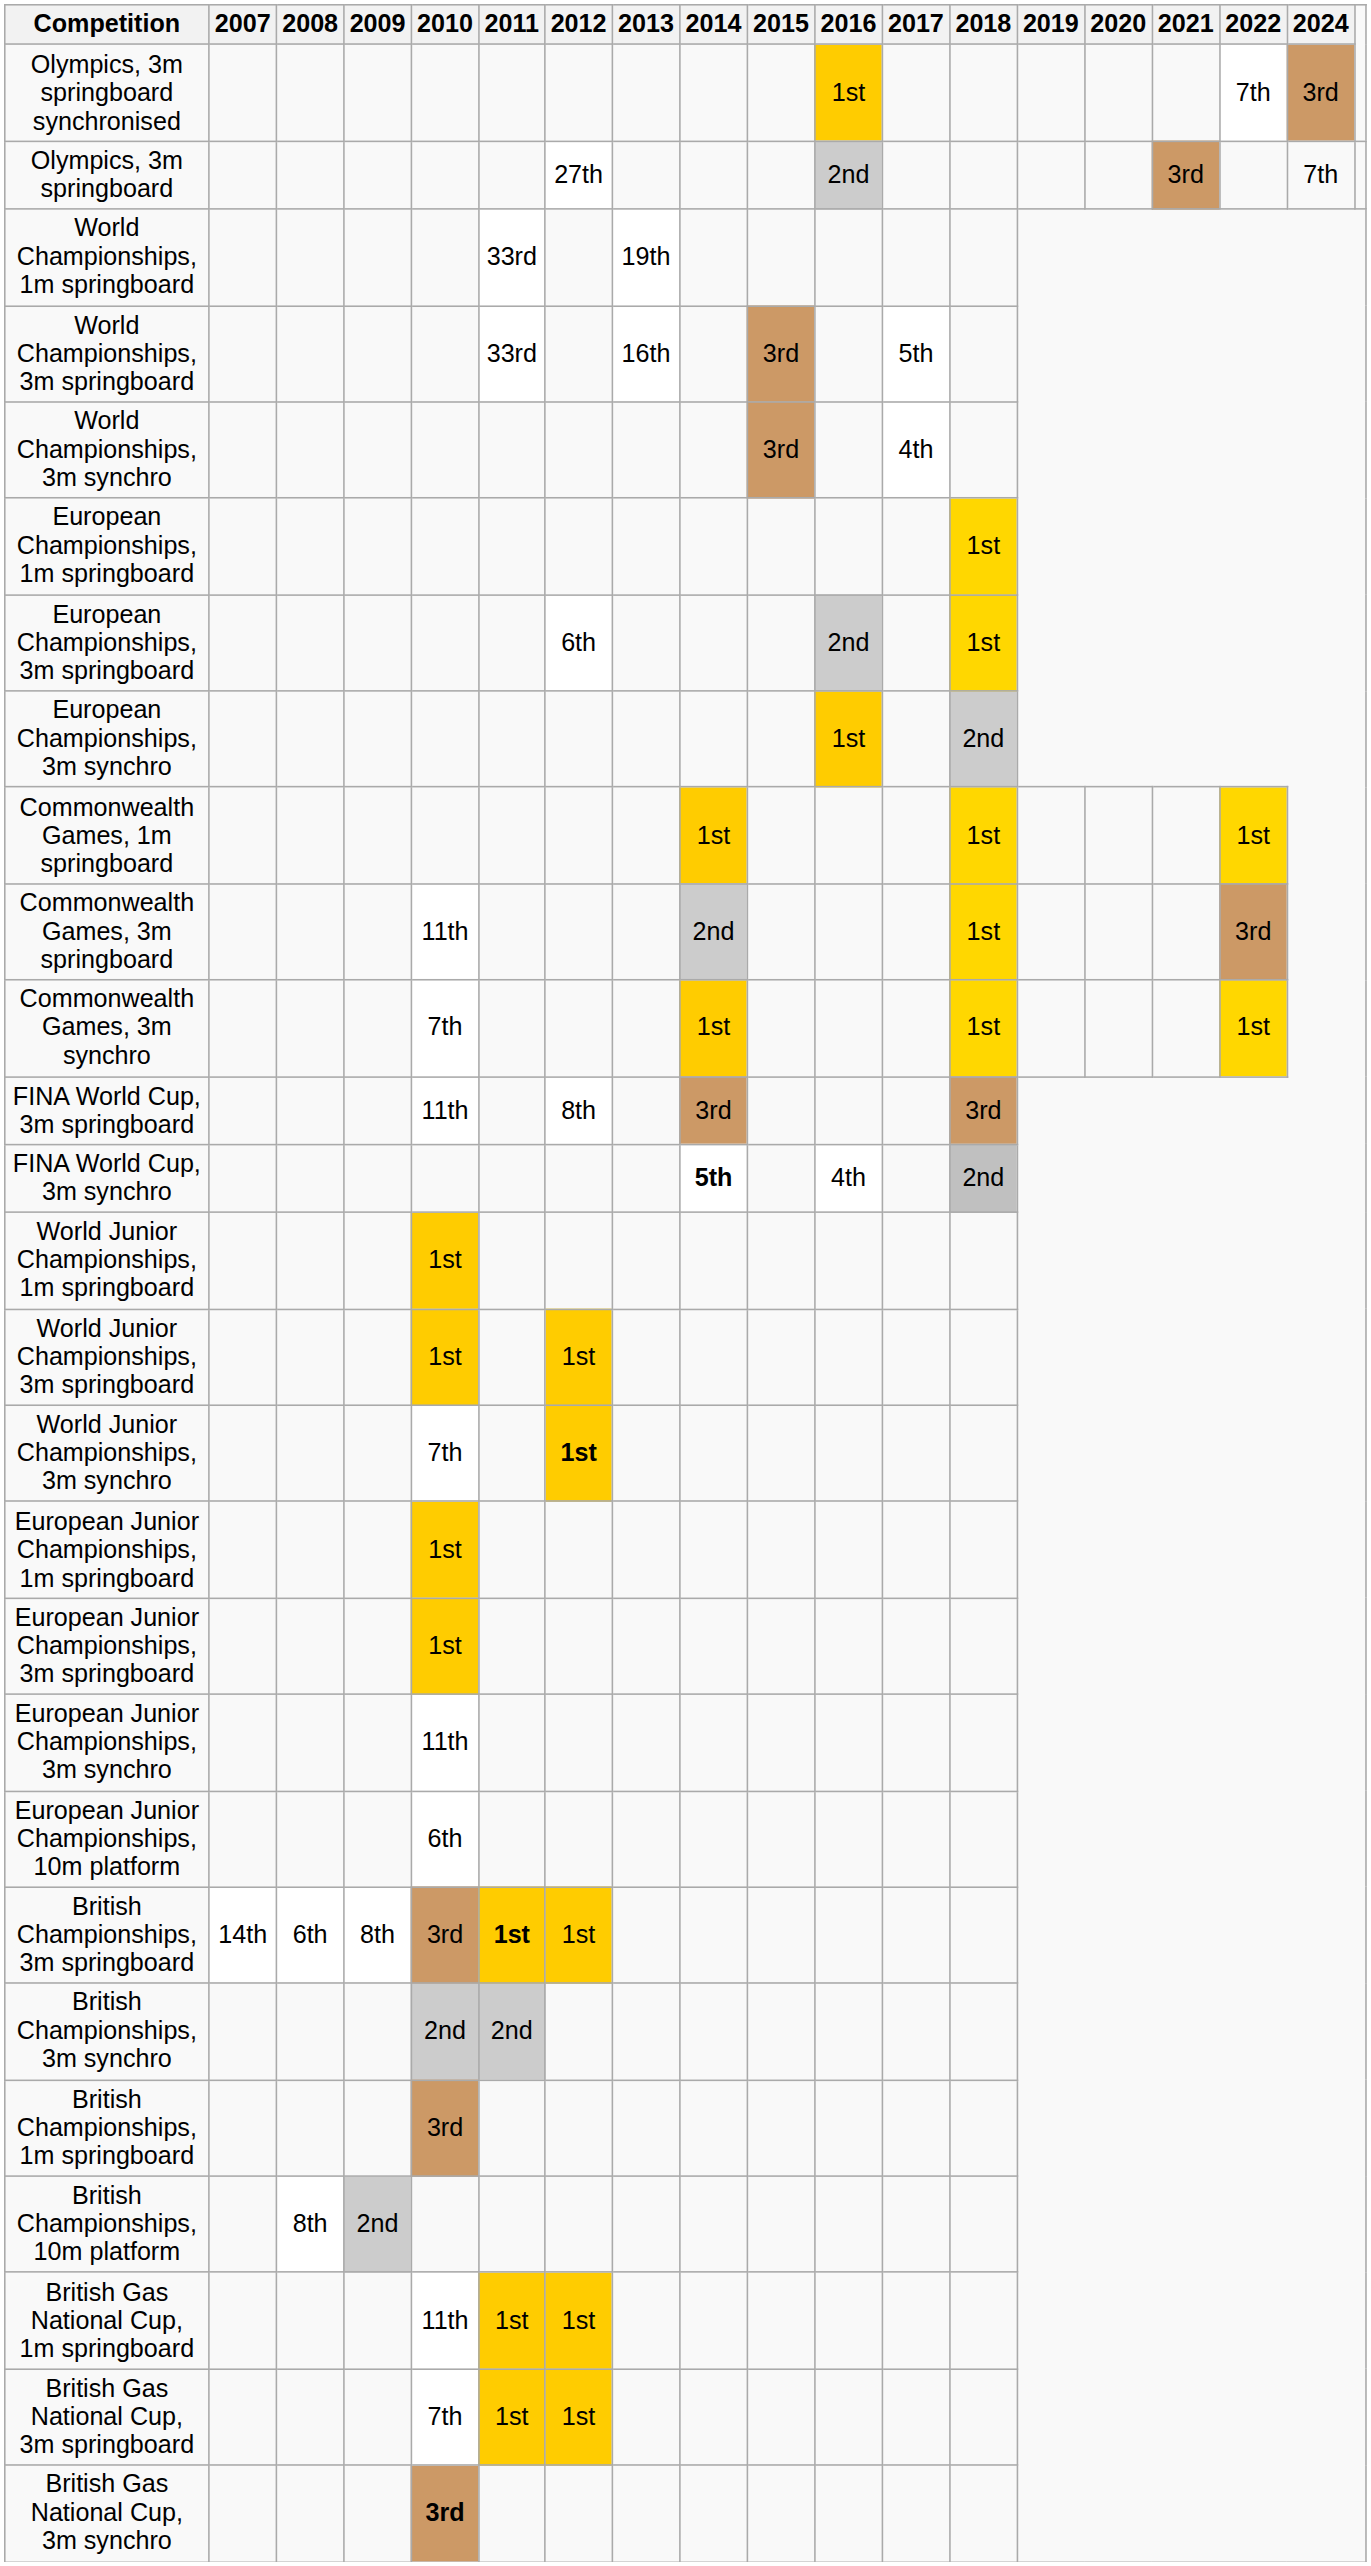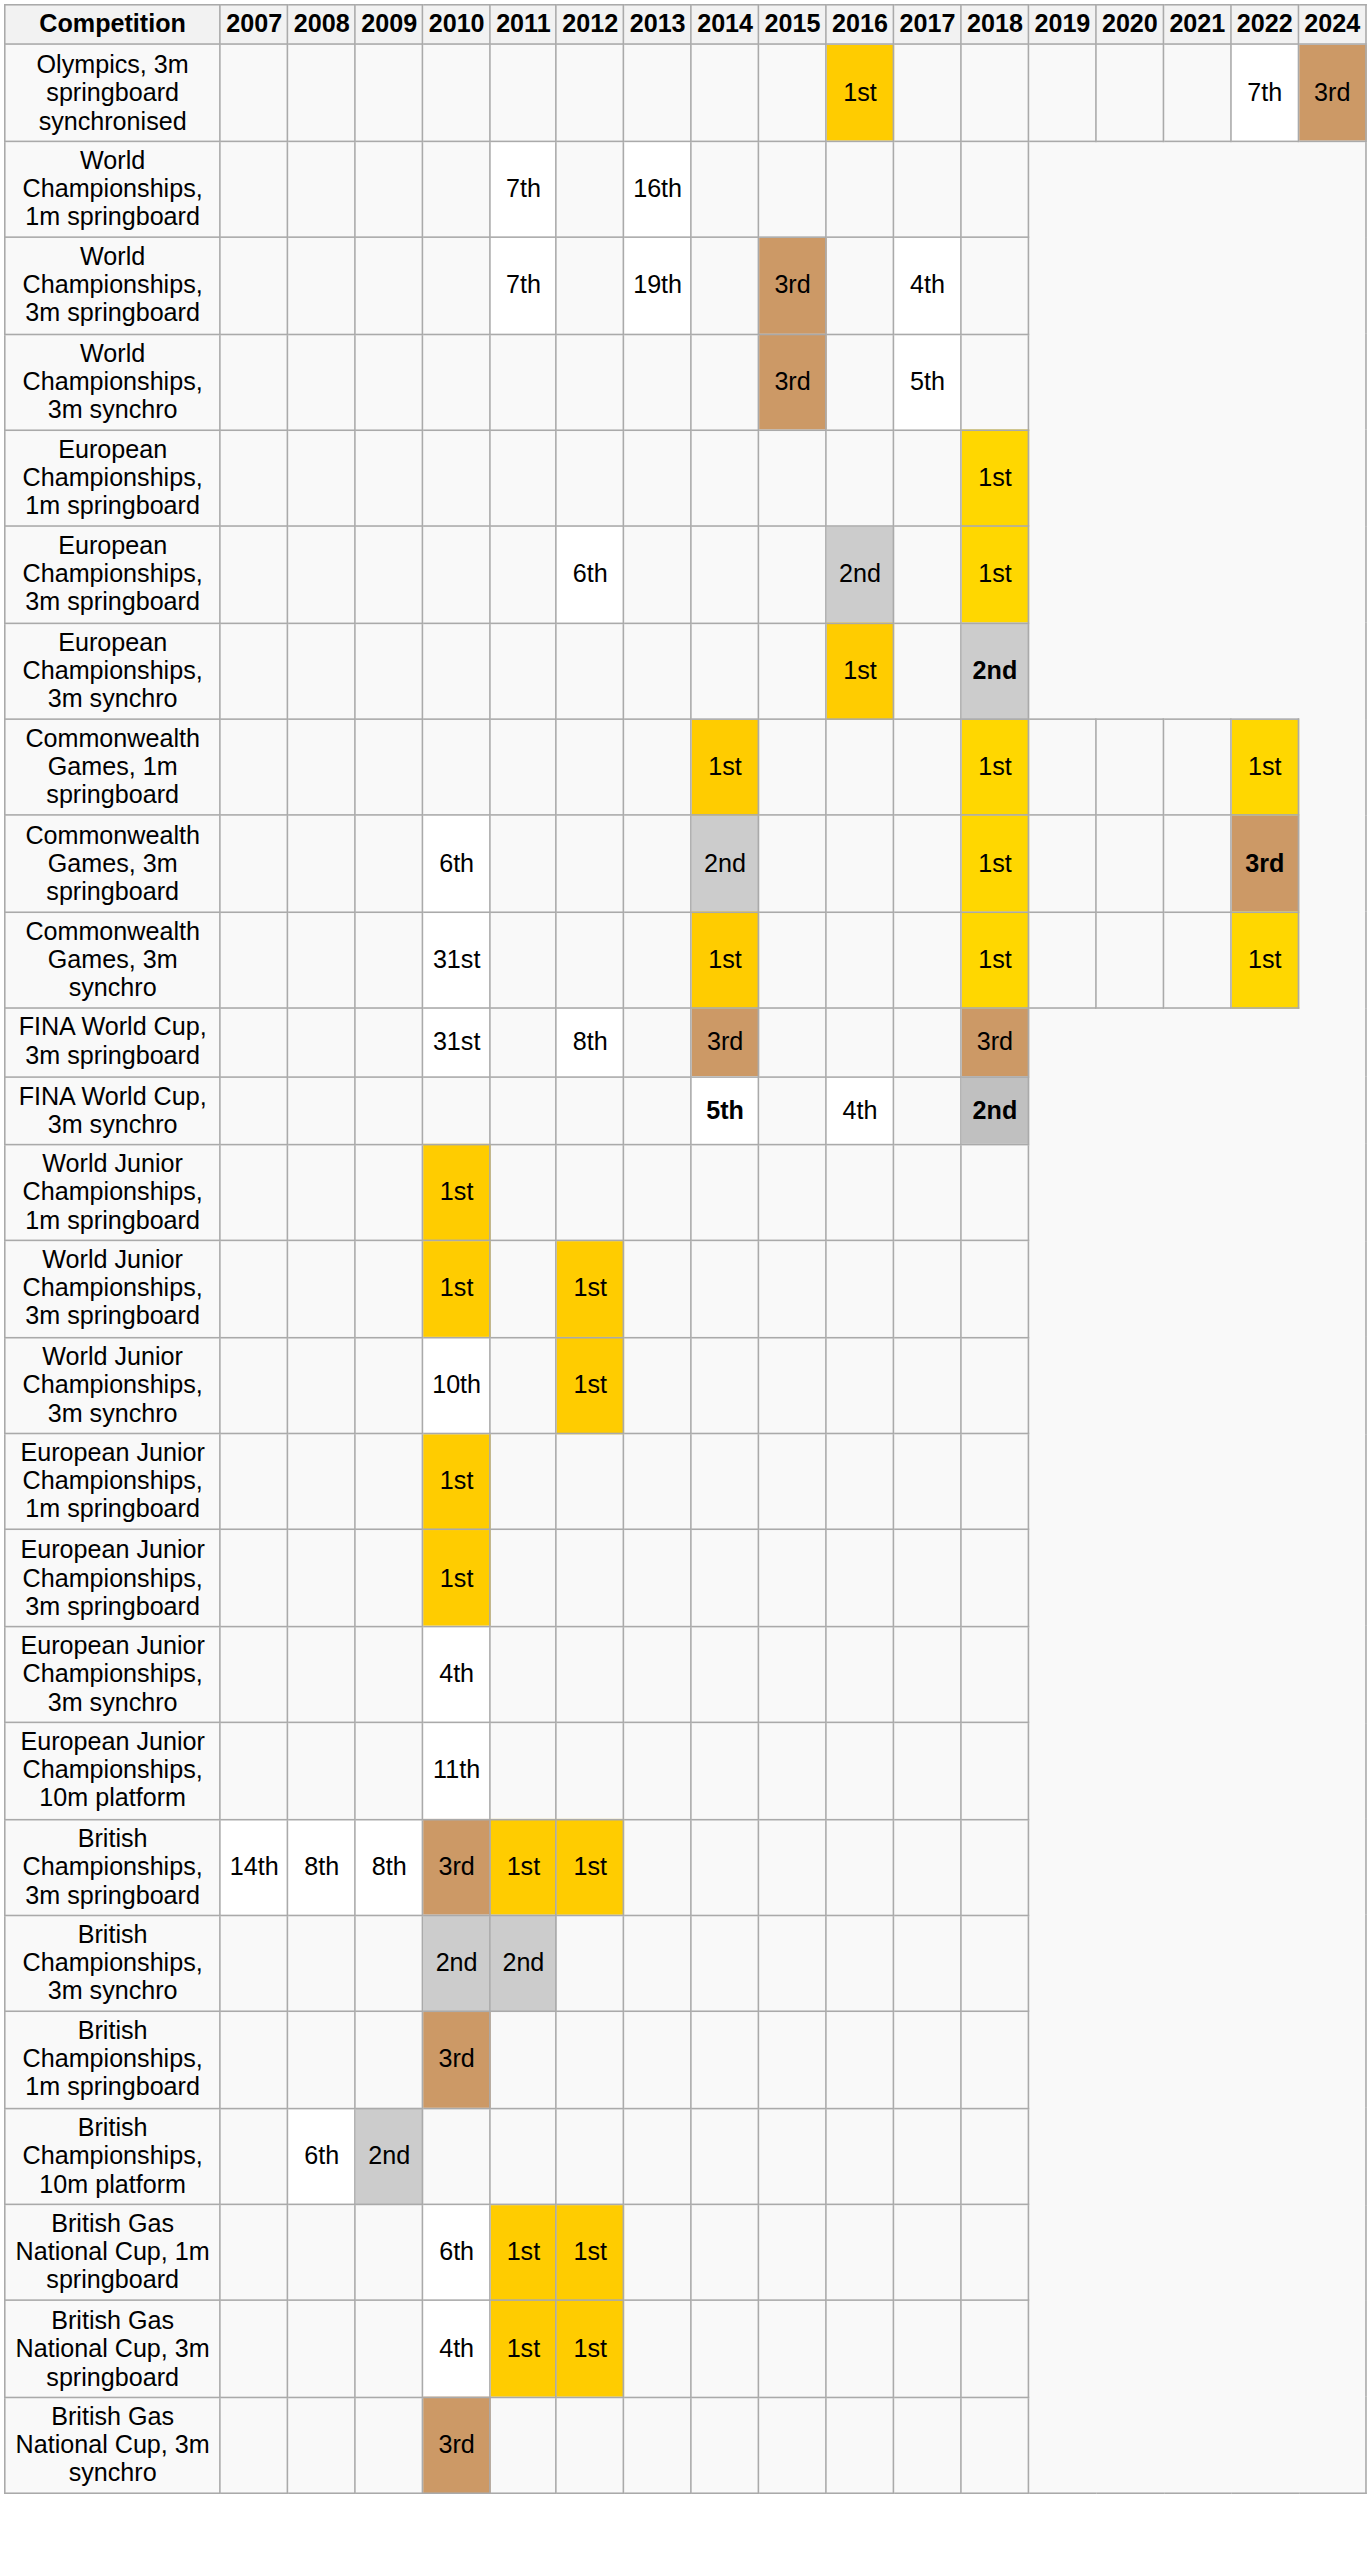- row: (107, 174)
(512, 256) 33rd -> (523, 188) 7th
(646, 256) 19th -> (658, 188) 16th
(512, 353) 33rd -> (523, 285) 7th
(646, 353) 16th -> (658, 285) 19th
(916, 353) 5th -> (927, 285) 4th
(916, 449) 4th -> (927, 381) 5th
(983, 738) normal -> (995, 670) bold
(445, 931) 11th -> (457, 863) 6th
(1253, 931) normal -> (1265, 863) bold
(445, 1027) 7th -> (457, 959) 31st
(445, 1110) 11th -> (457, 1041) 31st
(983, 1178) normal -> (995, 1110) bold
(445, 1453) 7th -> (457, 1385) 10th
(579, 1453) bold -> (590, 1385) normal
(445, 1742) 11th -> (457, 1674) 4th
(445, 1838) 6th -> (457, 1770) 11th
(310, 1934) 6th -> (322, 1866) 8th
(512, 1934) bold -> (523, 1866) normal
(310, 2223) 8th -> (322, 2155) 6th
(445, 2320) 11th -> (457, 2252) 6th
(445, 2416) 7th -> (457, 2348) 4th
(445, 2513) bold -> (457, 2444) normal
